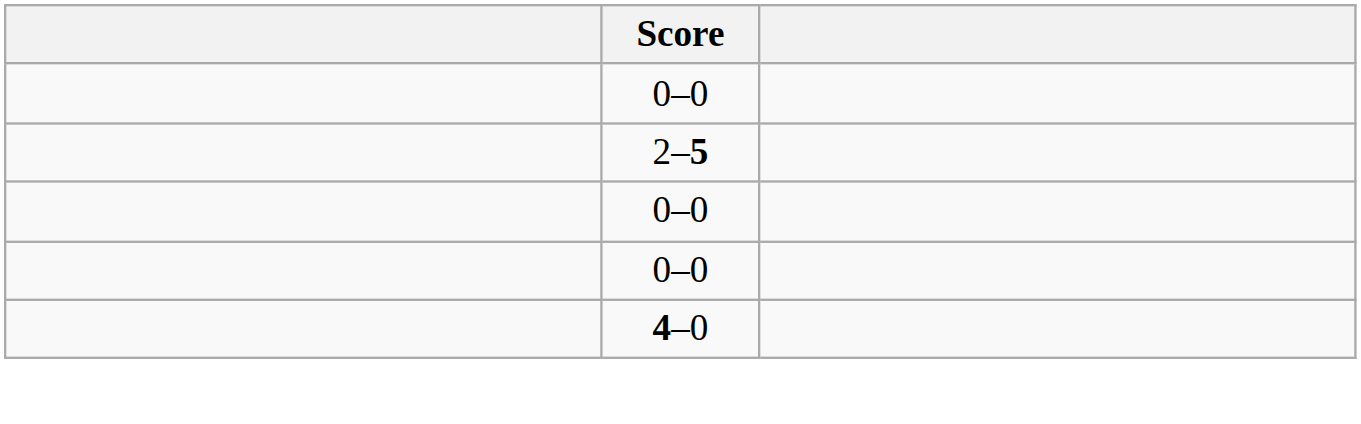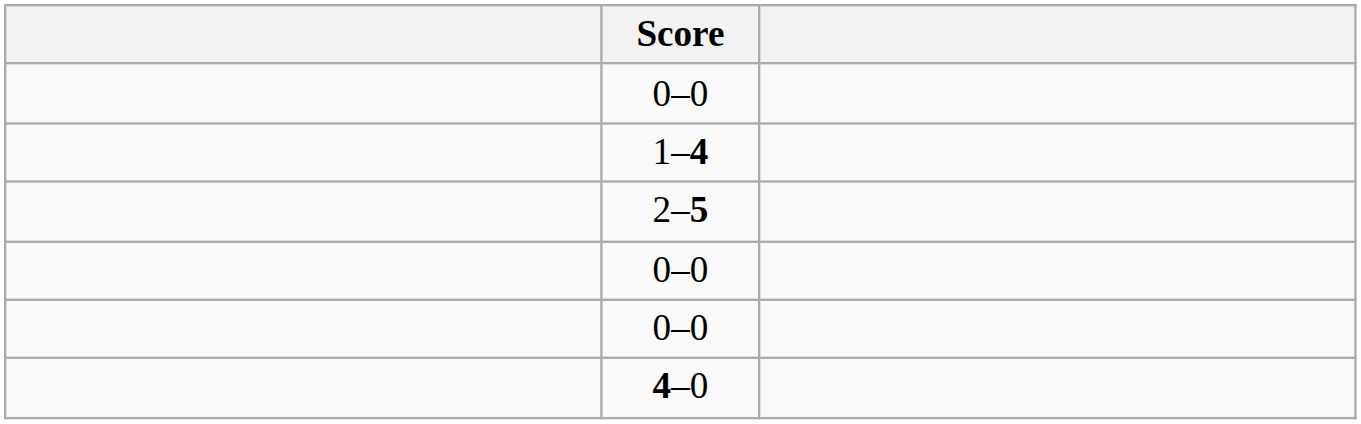+ row: (304, 152)
